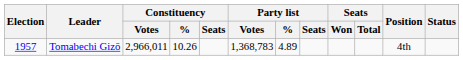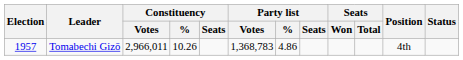(288, 47) 4.89 -> (288, 47) 4.86
